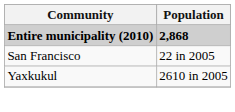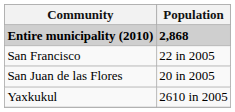+ row: (65, 76)
